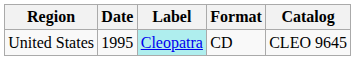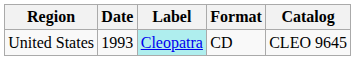(117, 42) 1995 -> (117, 42) 1993
